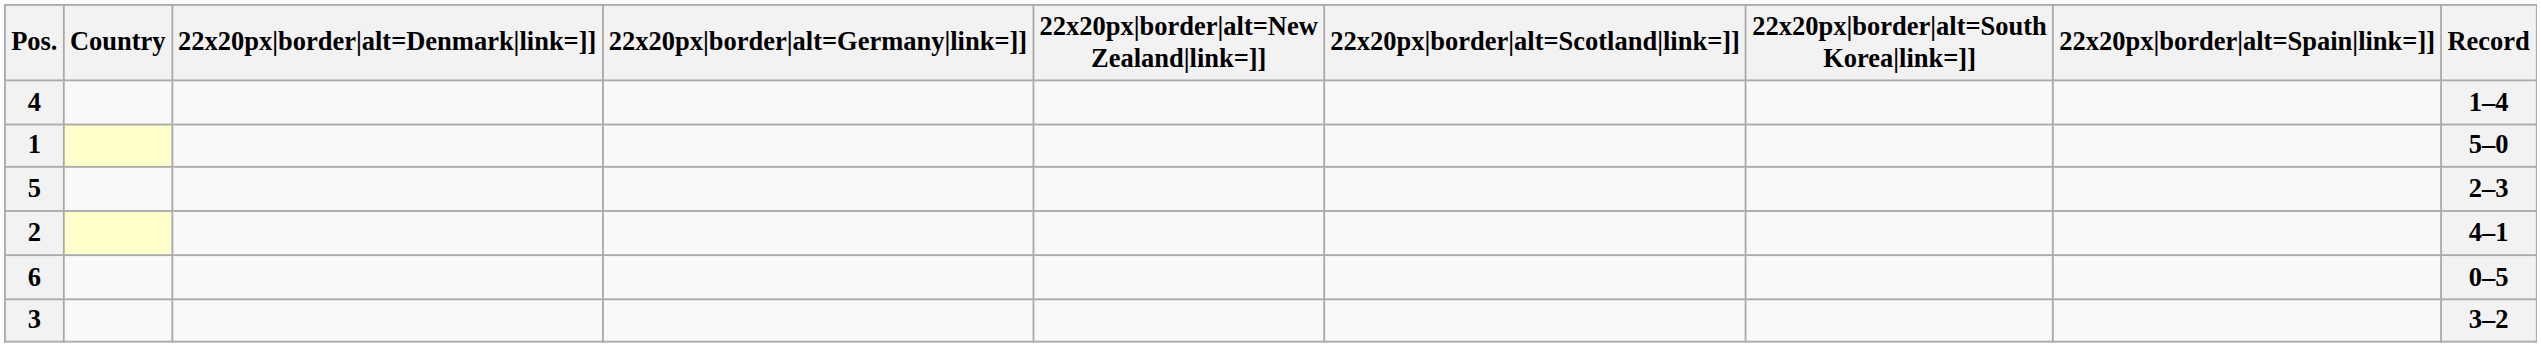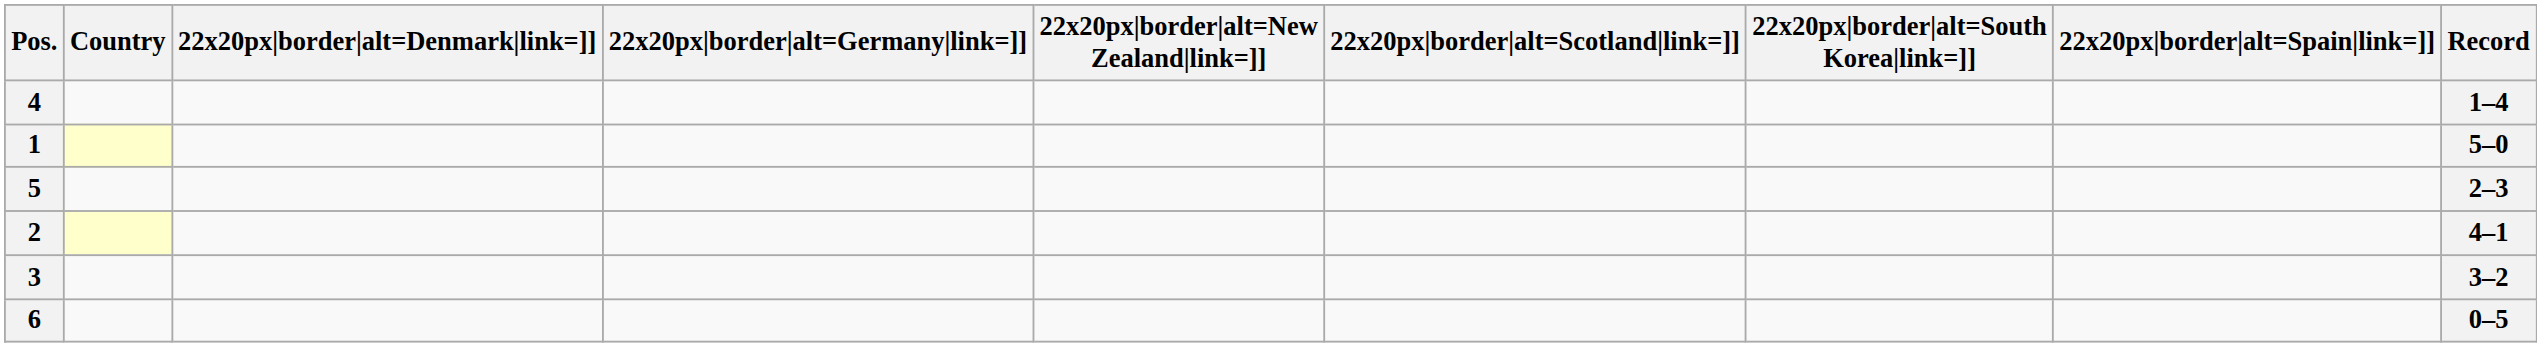rows swapped: (34, 320) <-> (34, 276)
